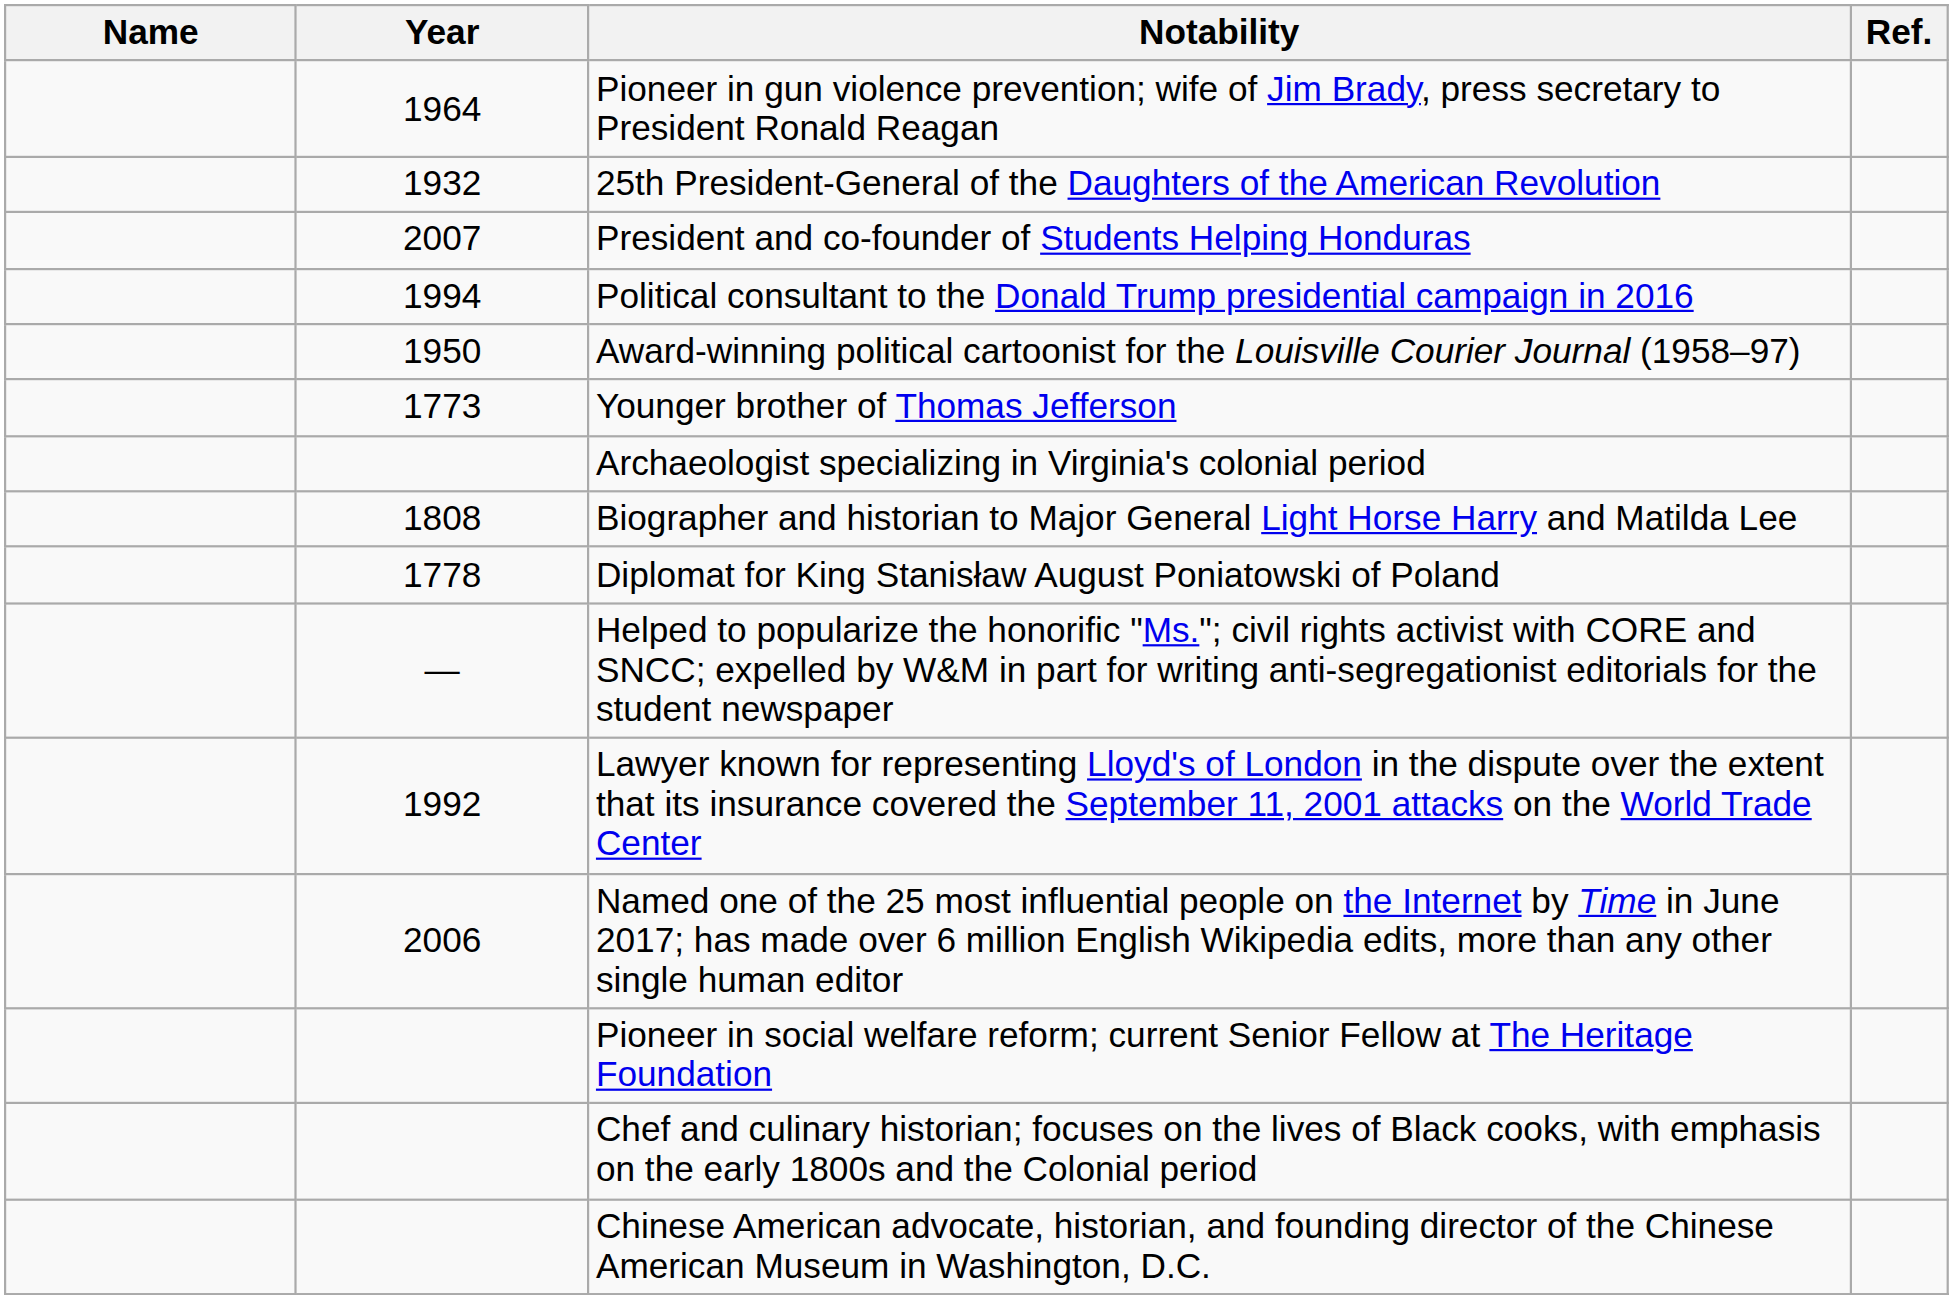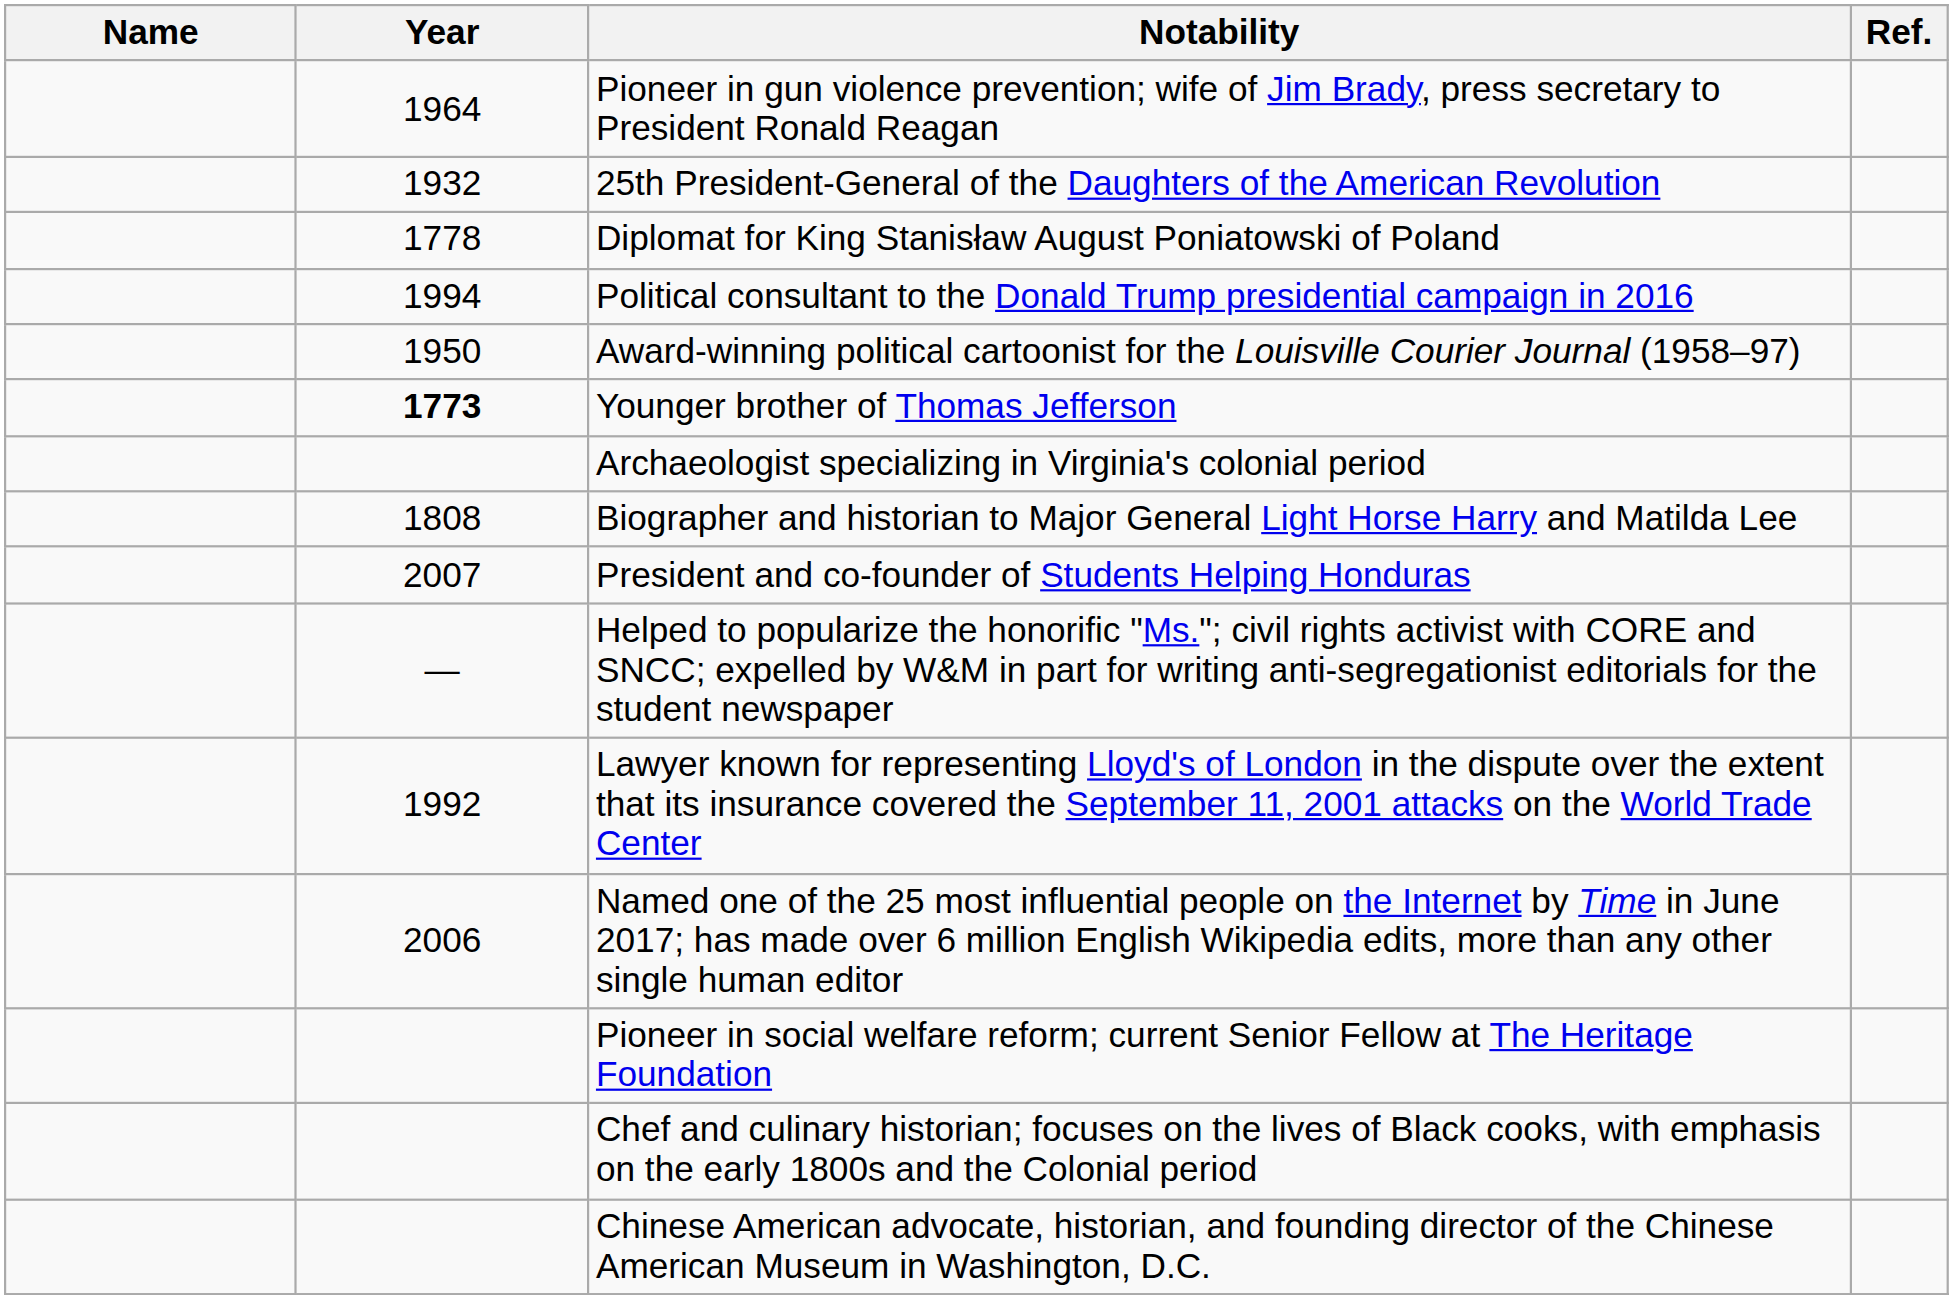rows swapped: (1033, 239) <-> (1048, 574)
(442, 406) normal -> (442, 406) bold
